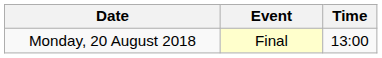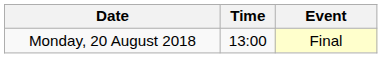columns swapped: (350, 16) <-> (271, 16)
